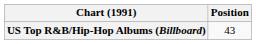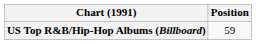(230, 30) 43 -> (230, 30) 59
